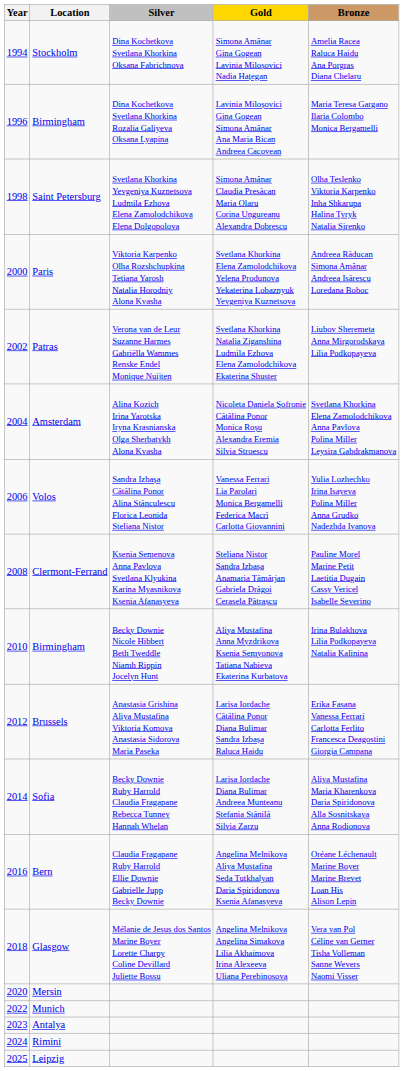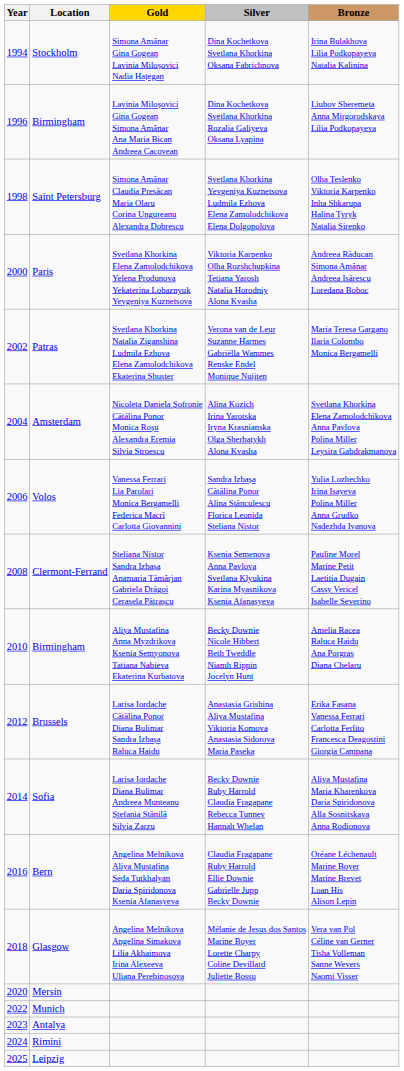columns swapped: (261, 12) <-> (162, 12)
(336, 59) Amelia Racea Raluca Haidu Ana Porgras Diana Chelaru -> (344, 53) Irina Bulakhova Lilia Podkopayeva Natalia Kalinina
(349, 116) Maria Teresa Gargano Ilaria Colombo Monica Bergamelli -> (348, 116) Liubov Sheremeta Anna Mirgorodskaya Lilia Podkopayeva
(348, 341) Liubov Sheremeta Anna Mirgorodskaya Lilia Podkopayeva -> (349, 341) Maria Teresa Gargano Ilaria Colombo Monica Bergamelli
(344, 641) Irina Bulakhova Lilia Podkopayeva Natalia Kalinina -> (336, 647) Amelia Racea Raluca Haidu Ana Porgras Diana Chelaru
